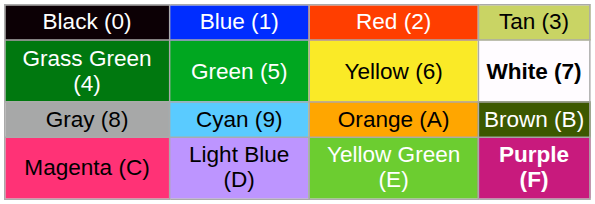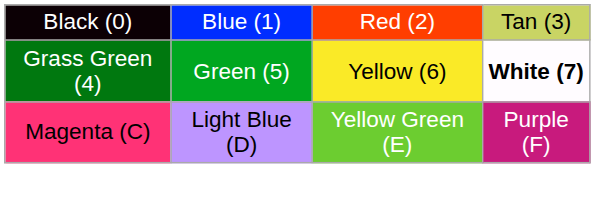- row: (87, 119)
(534, 167) bold -> (536, 132) normal
